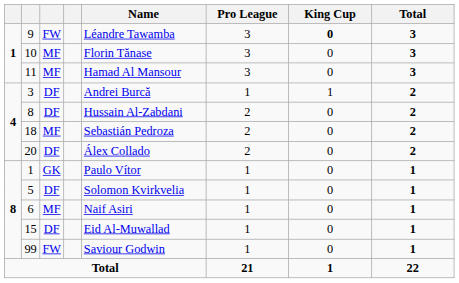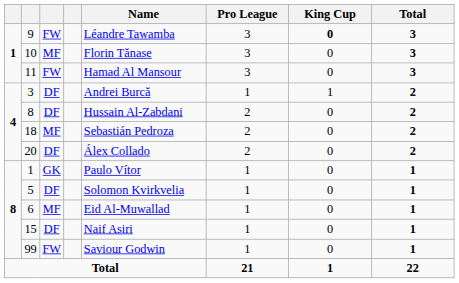(52, 72) MF -> (52, 72) FW
(108, 209) Naif Asiri -> (127, 209) Eid Al-Muwallad
(127, 229) Eid Al-Muwallad -> (108, 229) Naif Asiri
